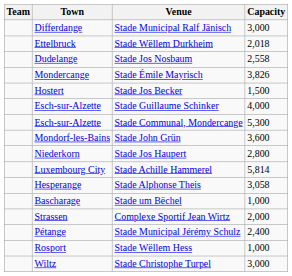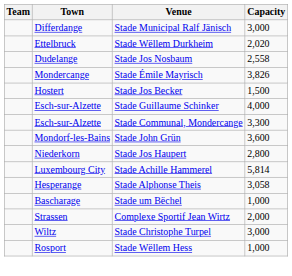(258, 43) 2,018 -> (258, 43) 2,020
(258, 122) 5,300 -> (258, 122) 3,300
- row: (178, 232)
rows swapped: (153, 248) <-> (163, 264)
